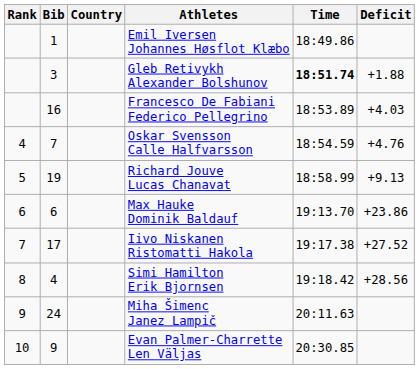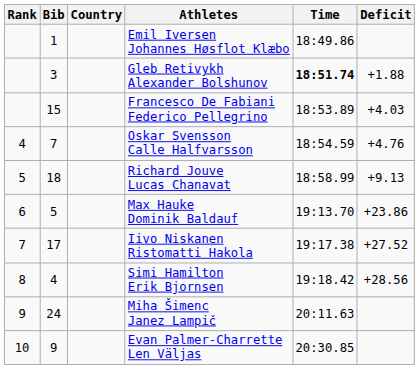(54, 109) 16 -> (54, 109) 15
(54, 177) 19 -> (54, 177) 18
(54, 211) 6 -> (54, 211) 5
